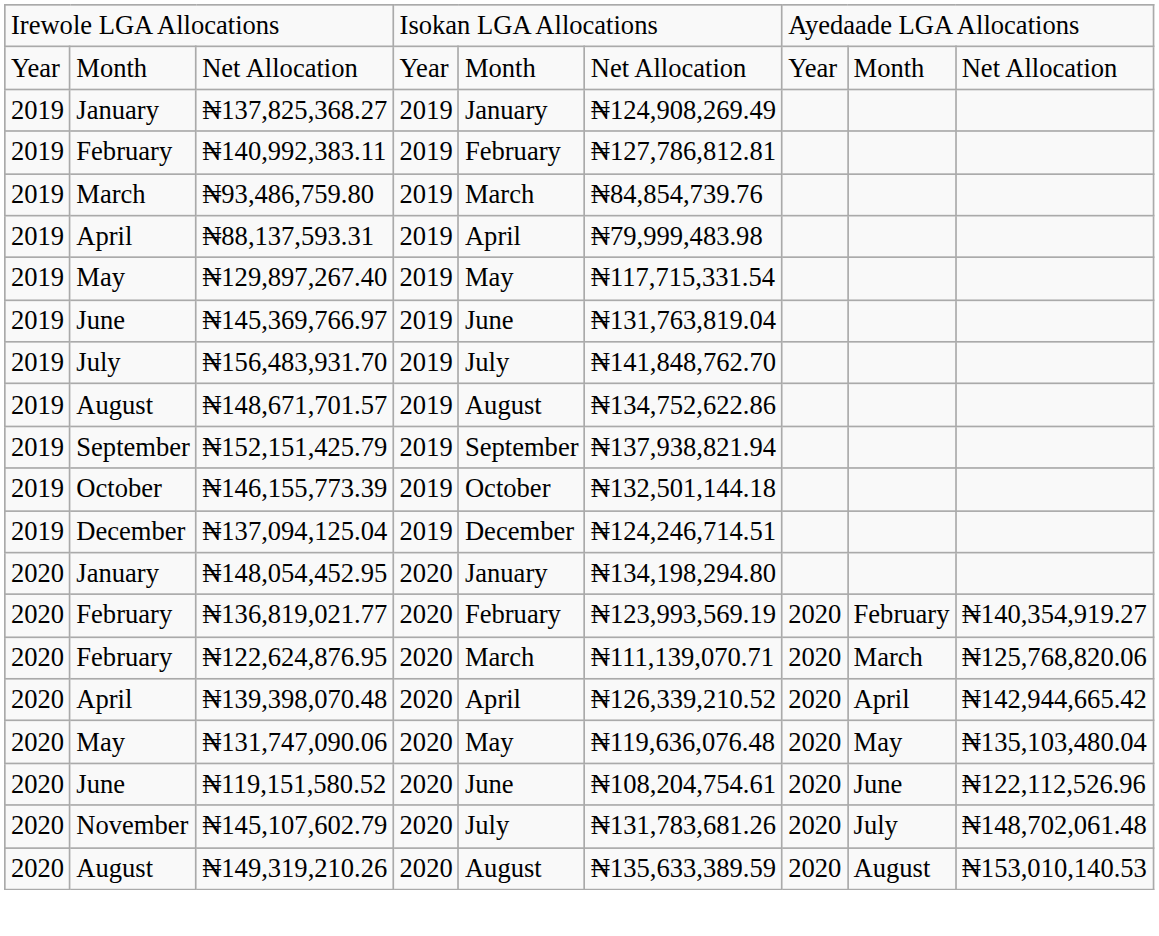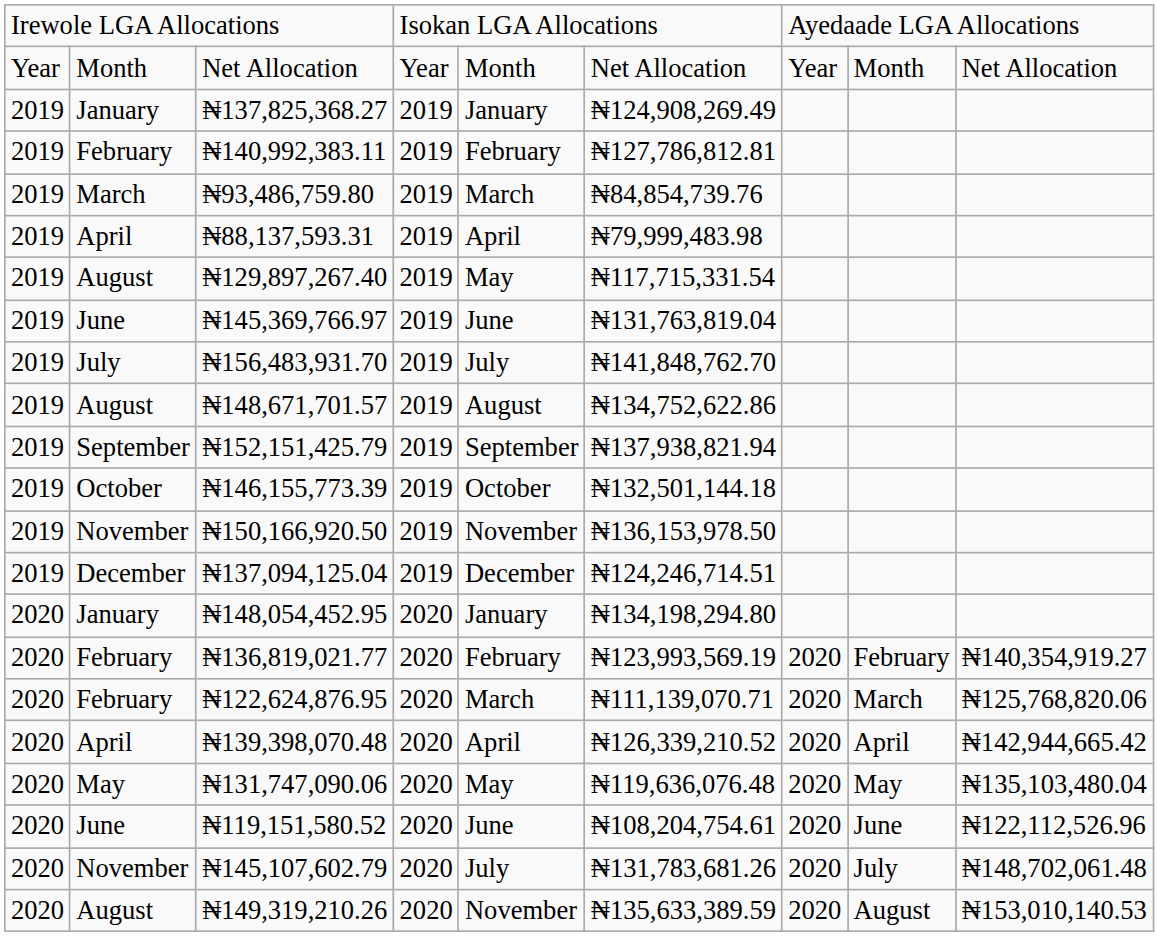(101, 278) May -> (115, 278) August
+ row: (295, 531)
(503, 868) August -> (521, 910) November
